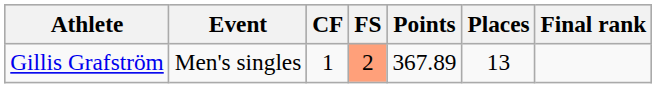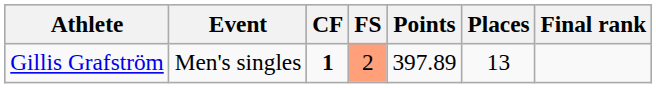(328, 62) normal -> (328, 62) bold
(424, 62) 367.89 -> (424, 62) 397.89
